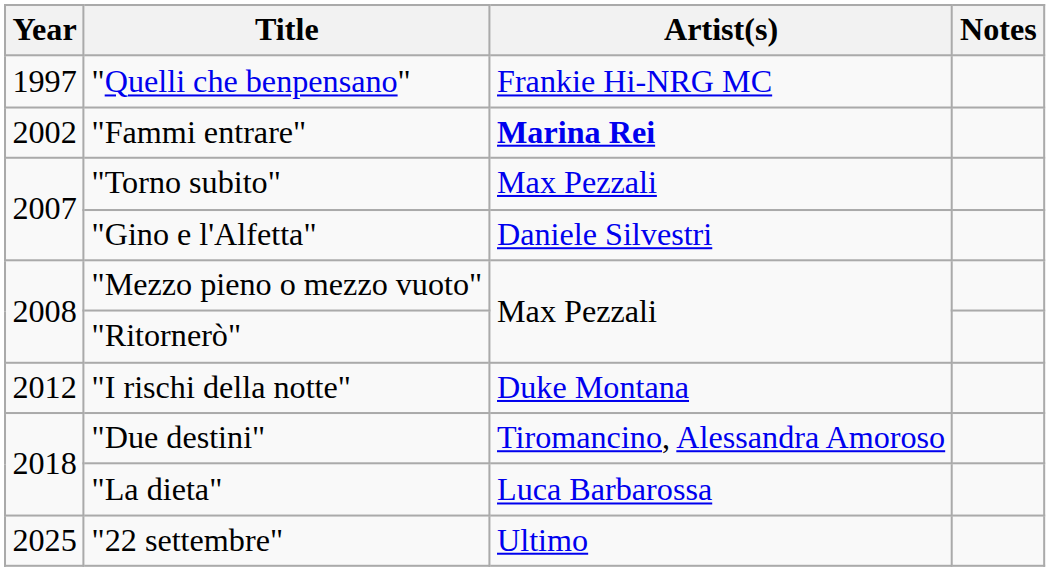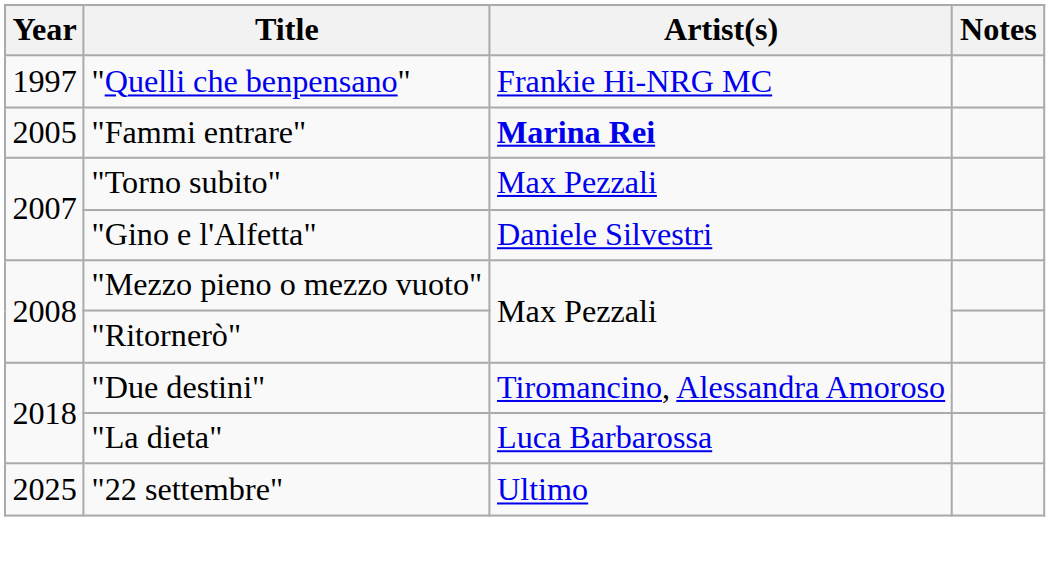(45, 132) 2002 -> (45, 132) 2005
- row: (221, 387)
